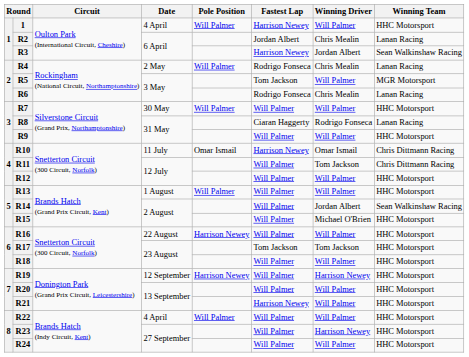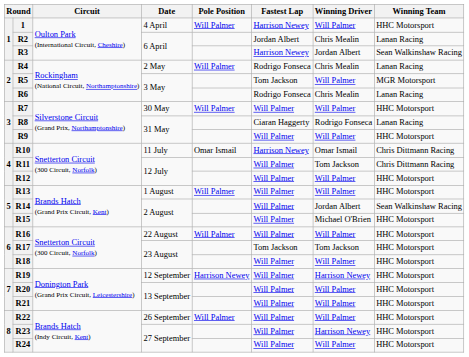(222, 233) Harrison Newey -> (214, 233) Will Palmer
(281, 303) Harrison Newey -> (274, 303) Will Palmer
(155, 317) 4 April -> (167, 317) 26 September
